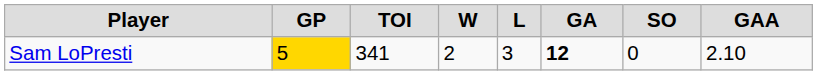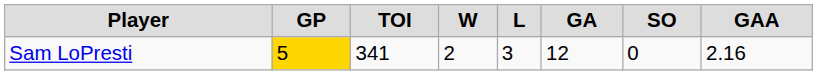(557, 53) bold -> (557, 53) normal
(726, 53) 2.10 -> (726, 53) 2.16
